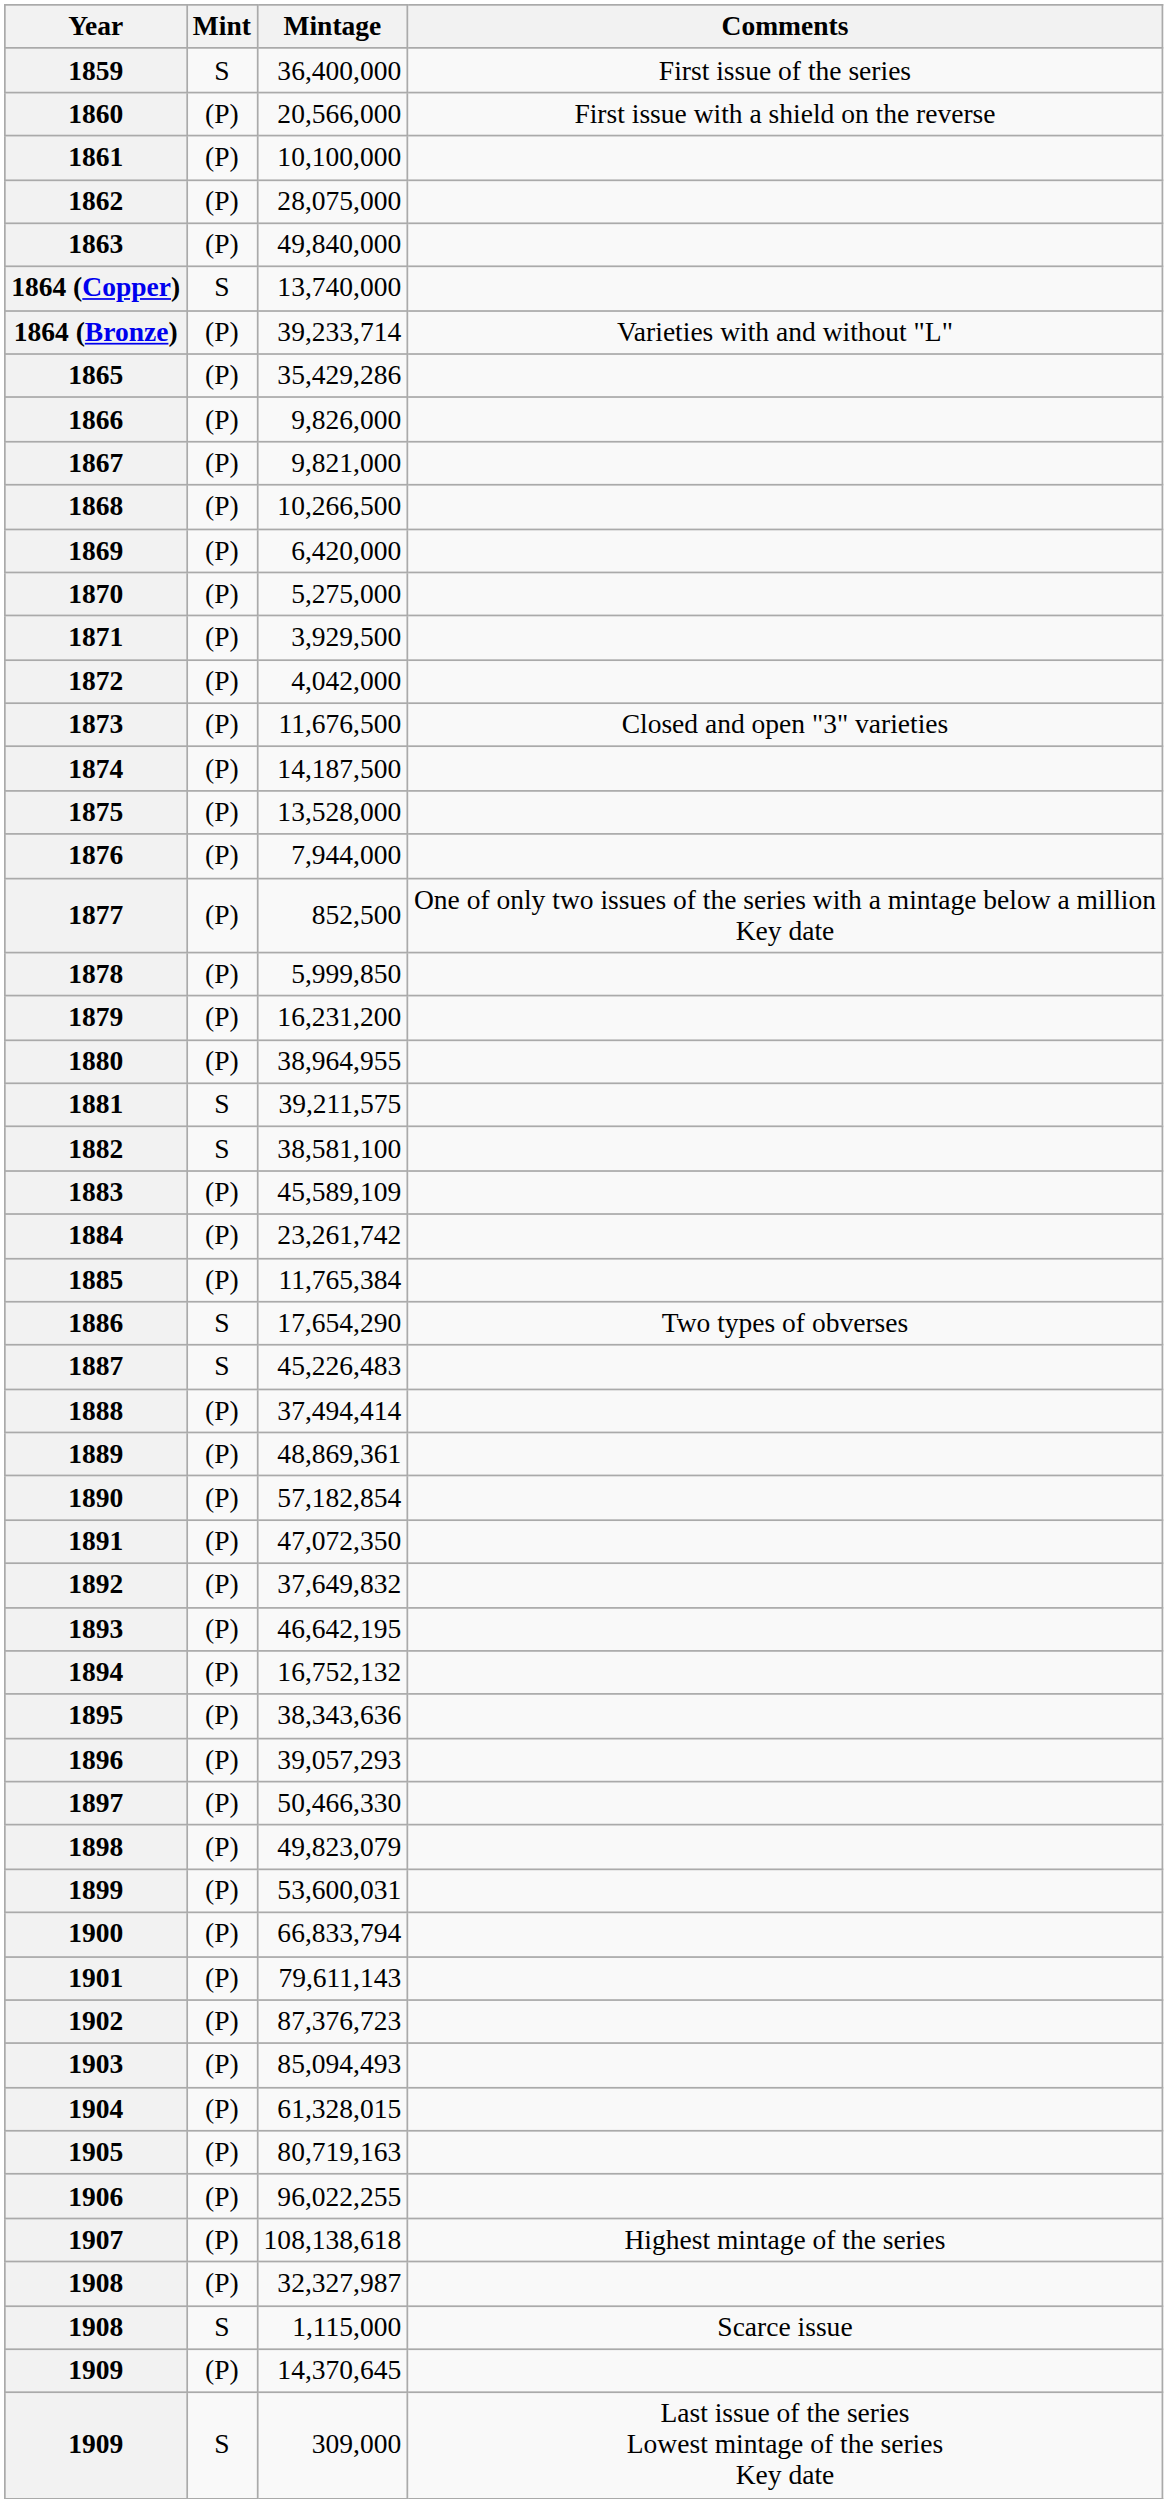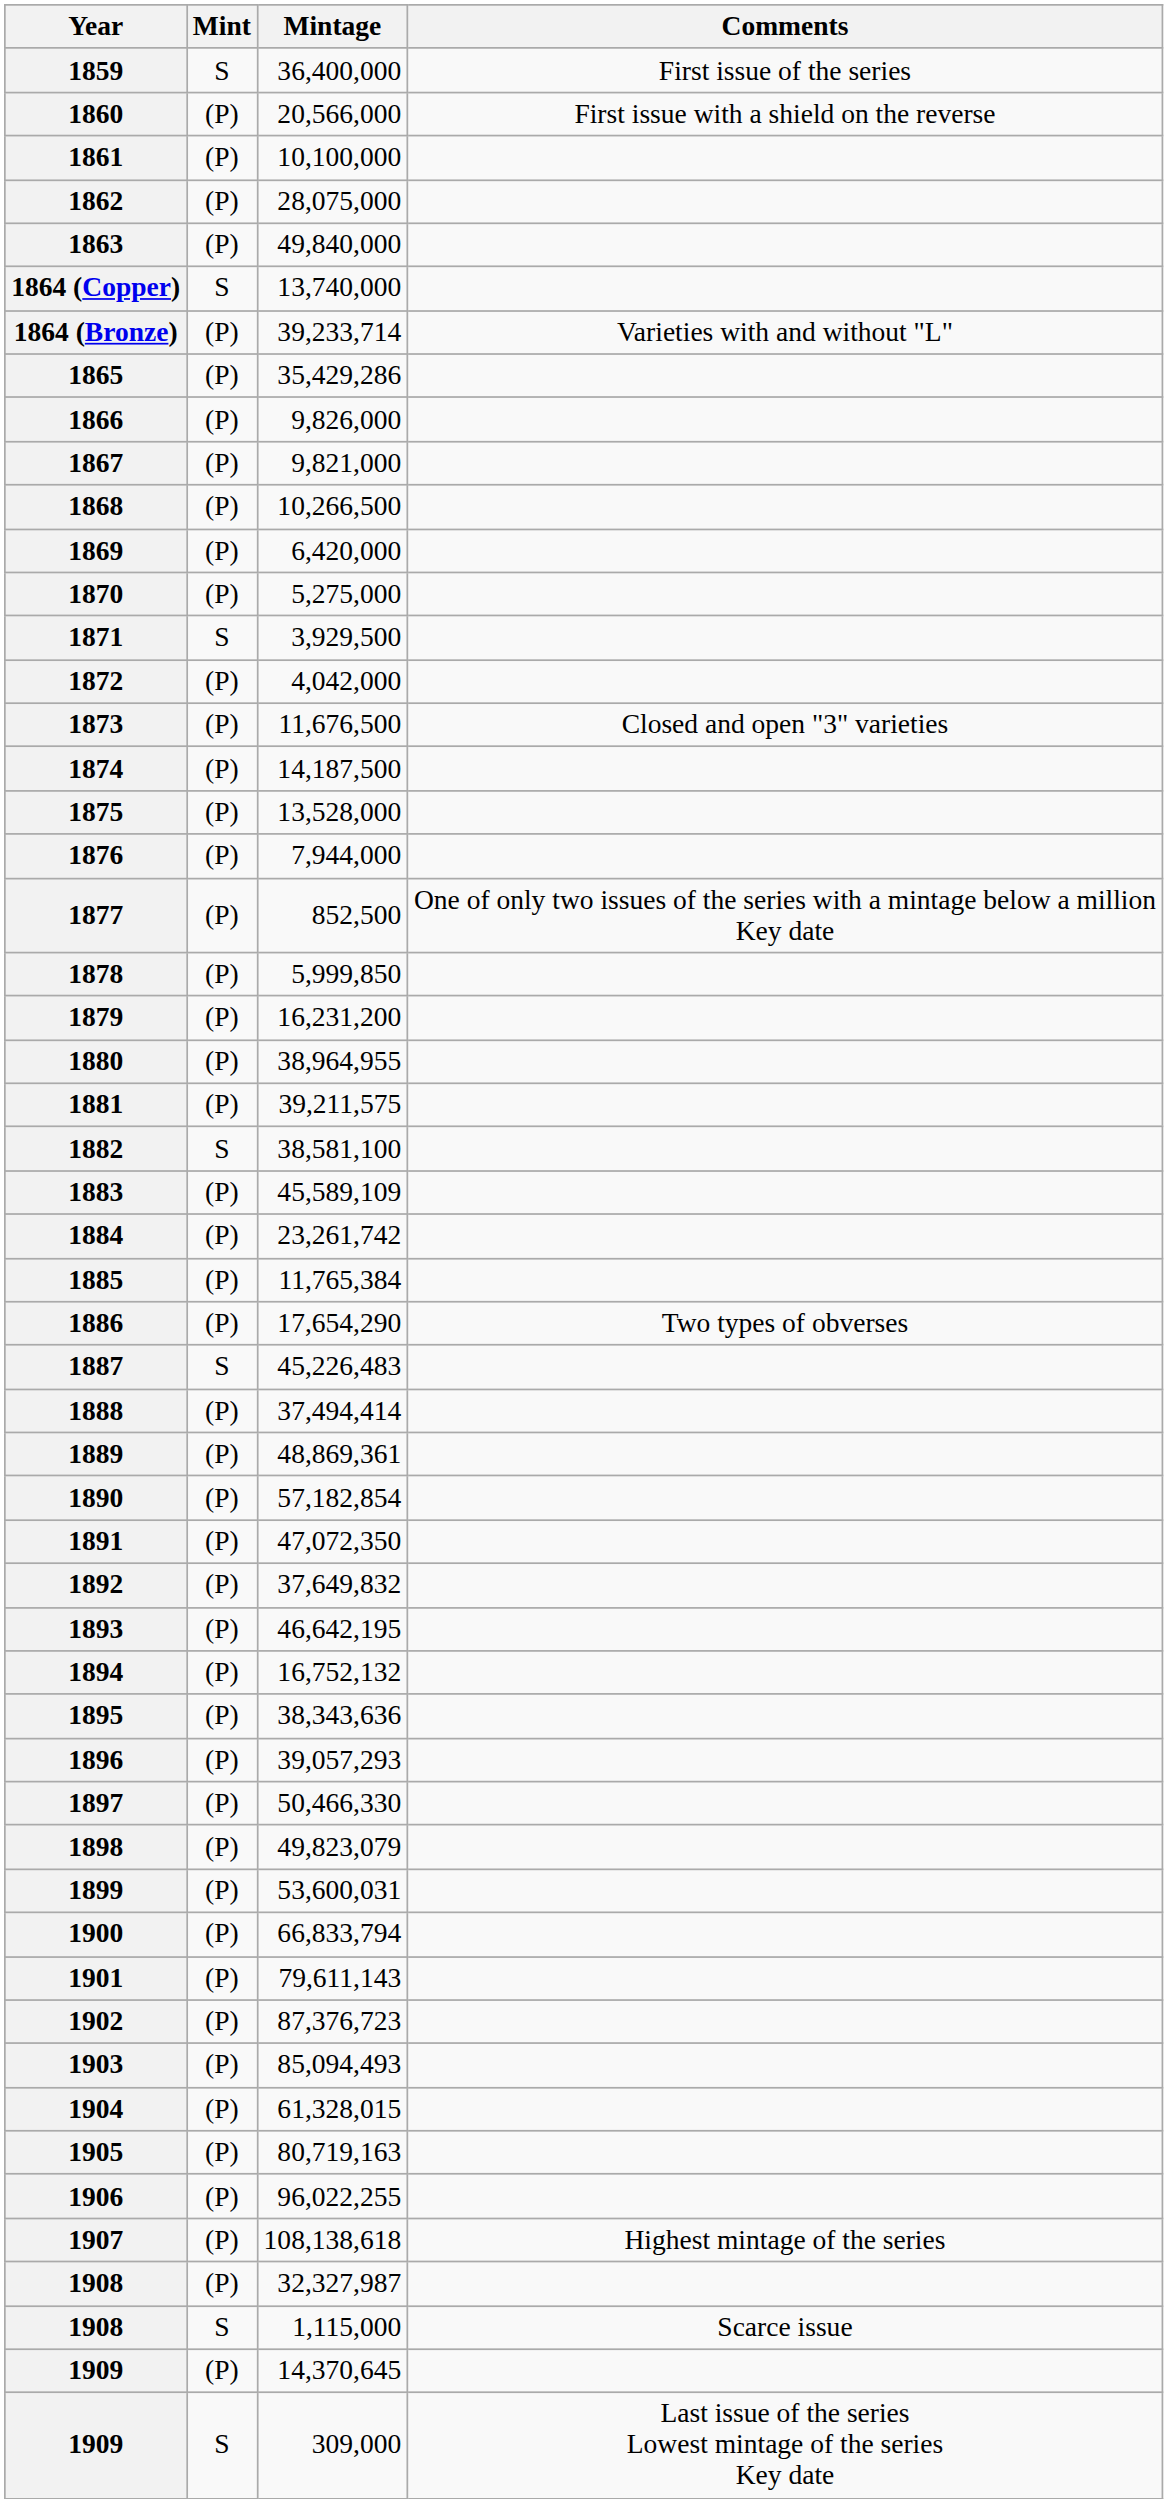(222, 637) (P) -> (222, 637) S
(222, 1104) S -> (222, 1104) (P)
(222, 1322) S -> (222, 1322) (P)
